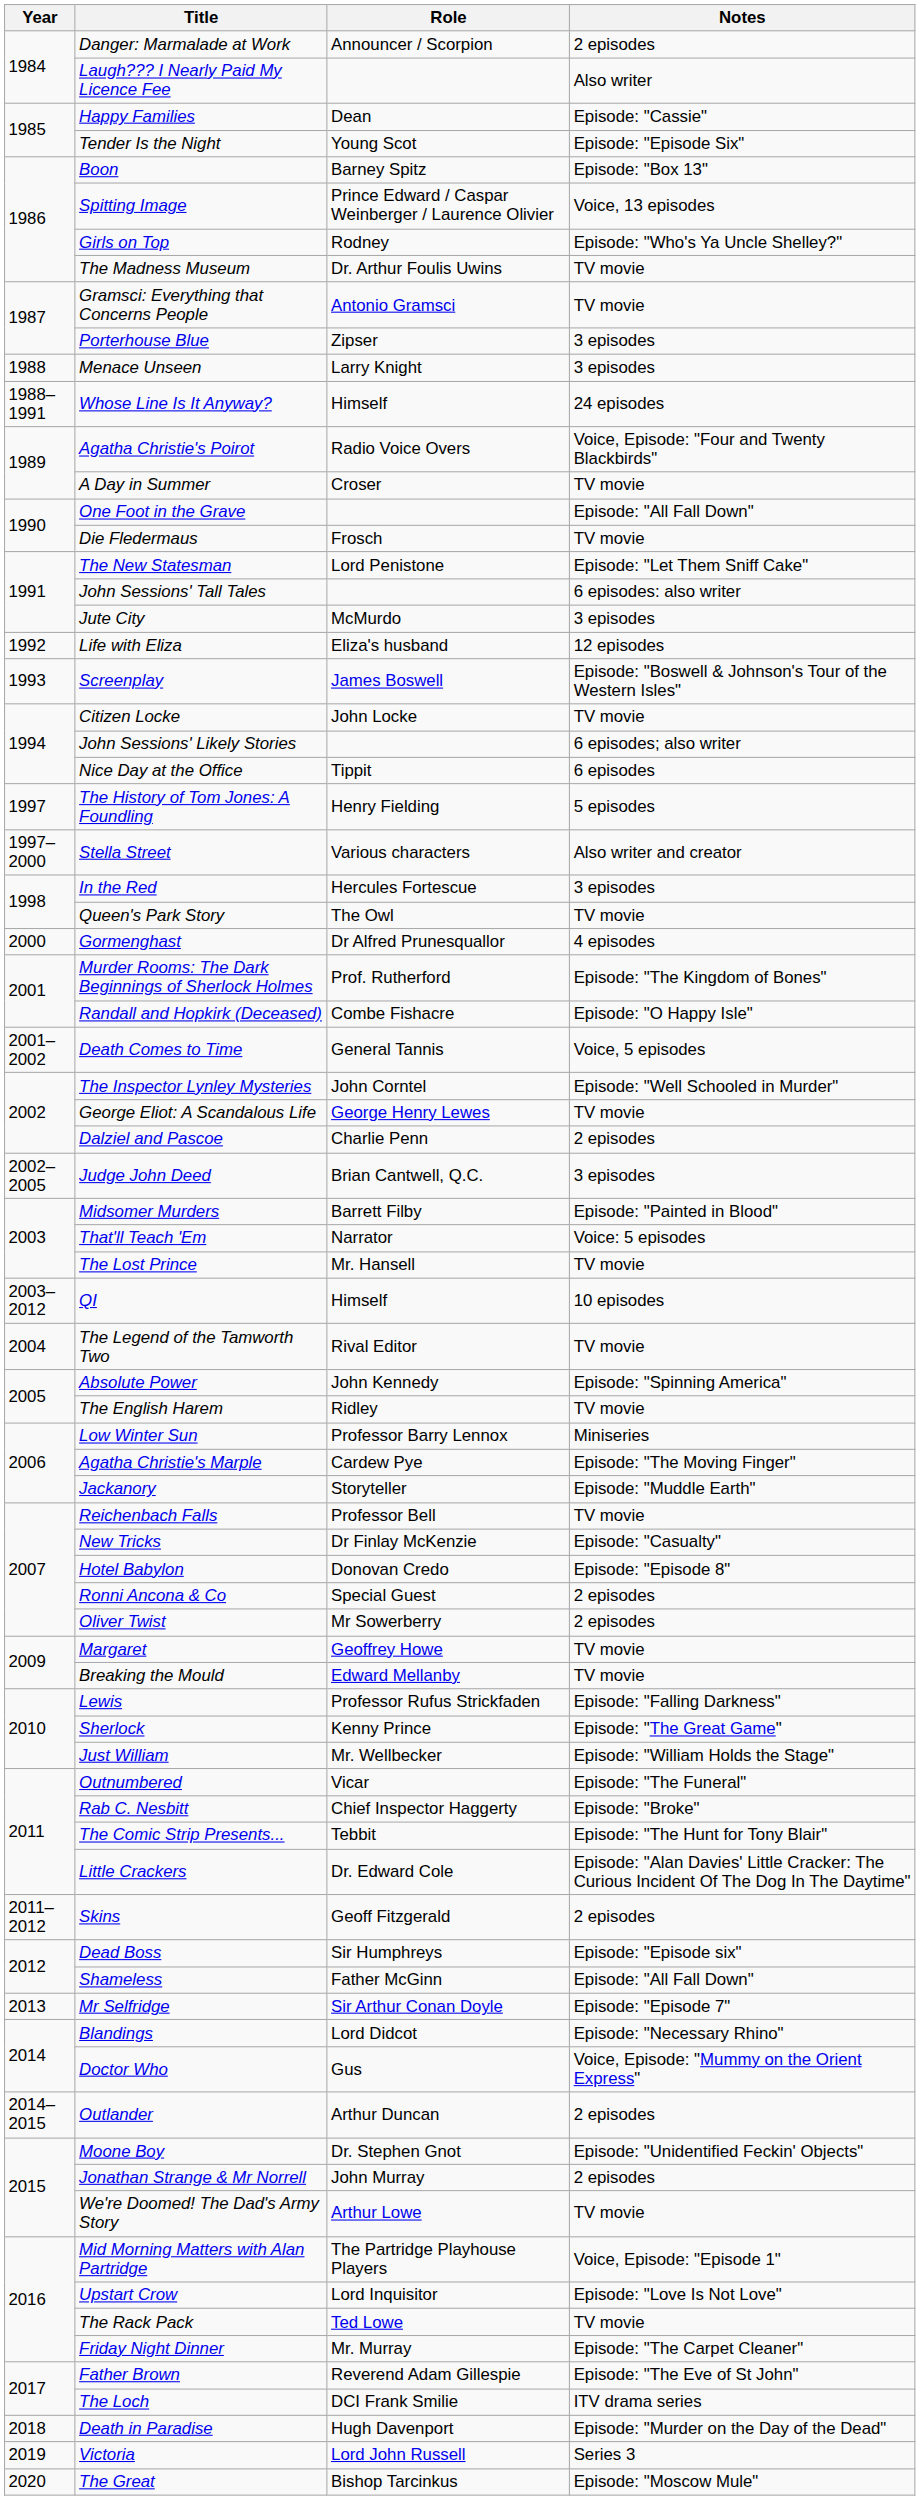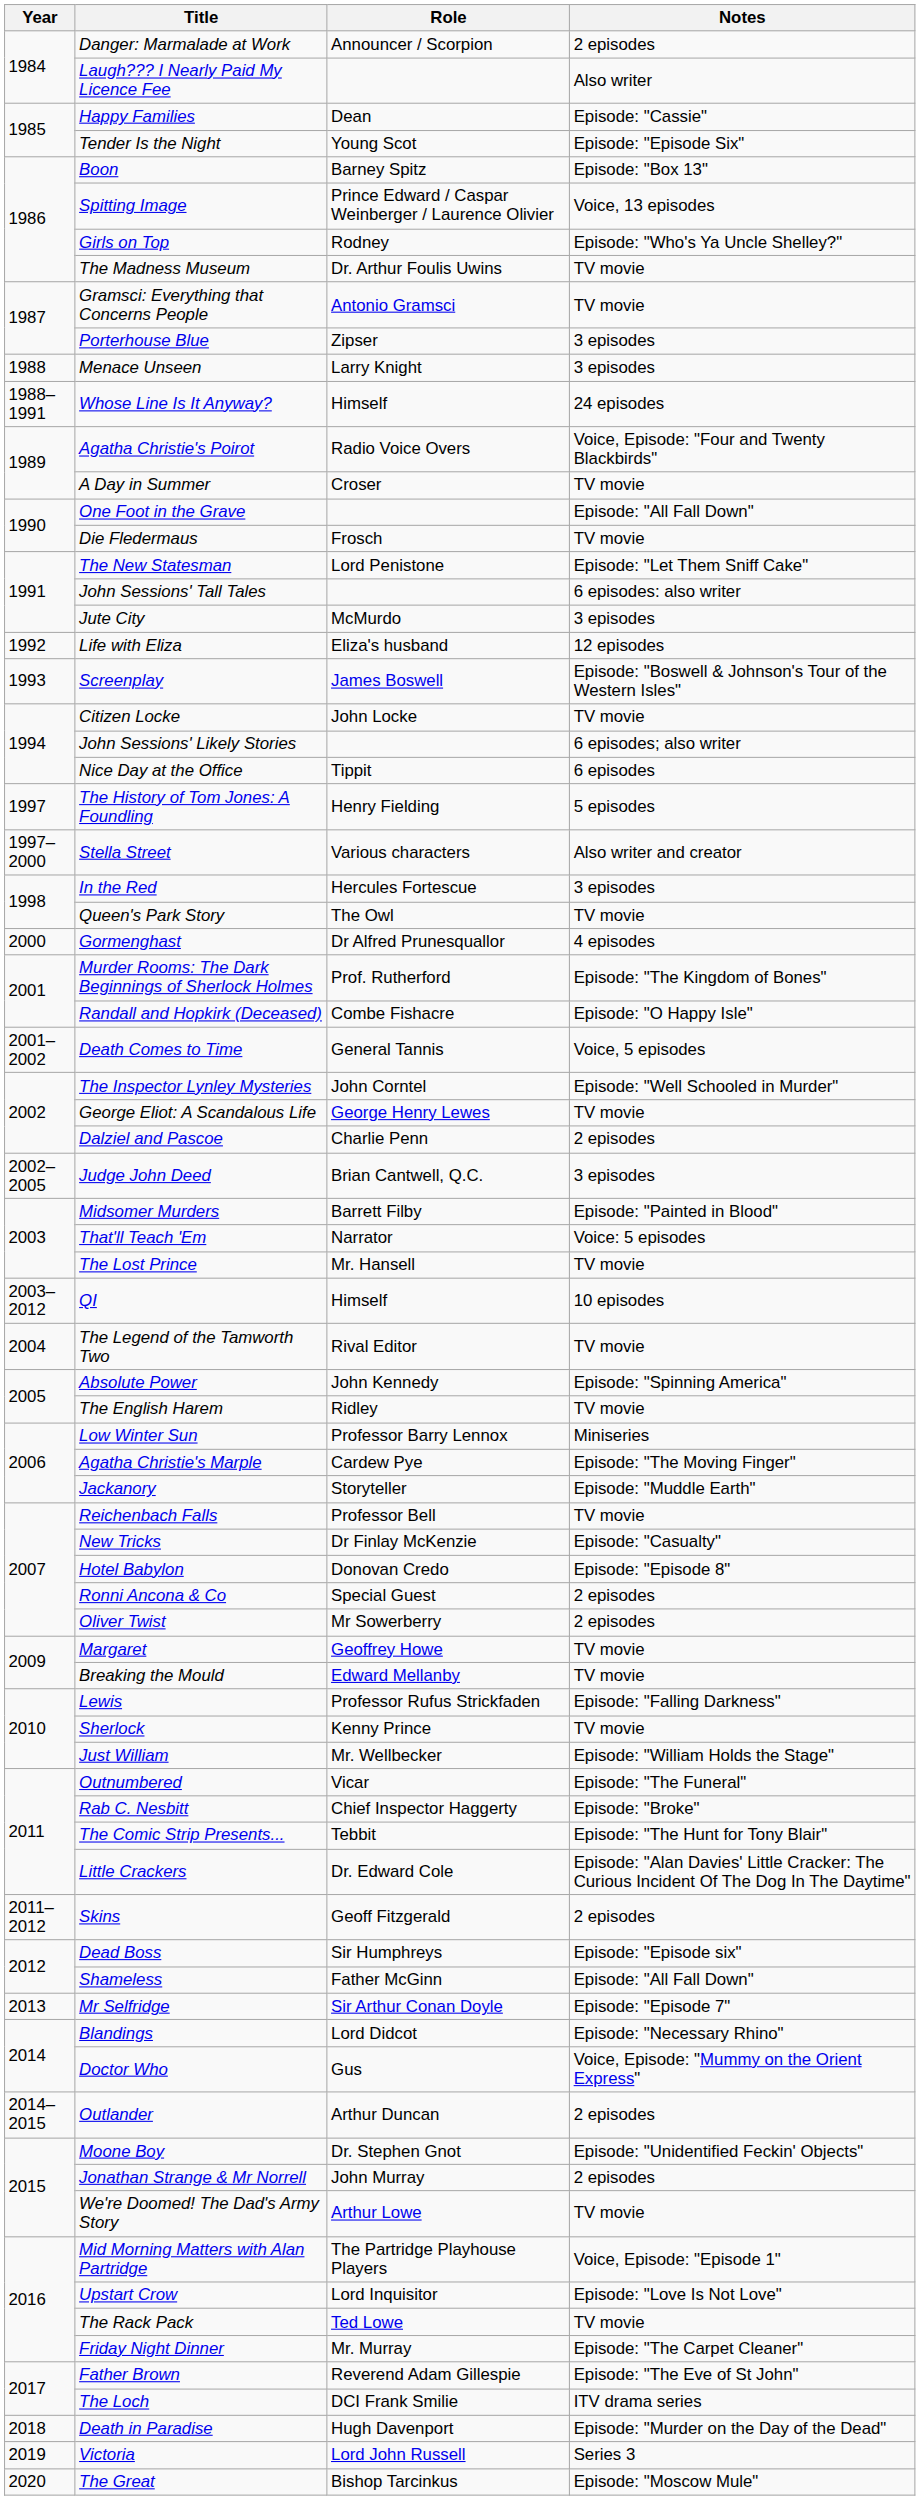(678, 1728) Episode: "The Great Game" -> (609, 1728) TV movie
